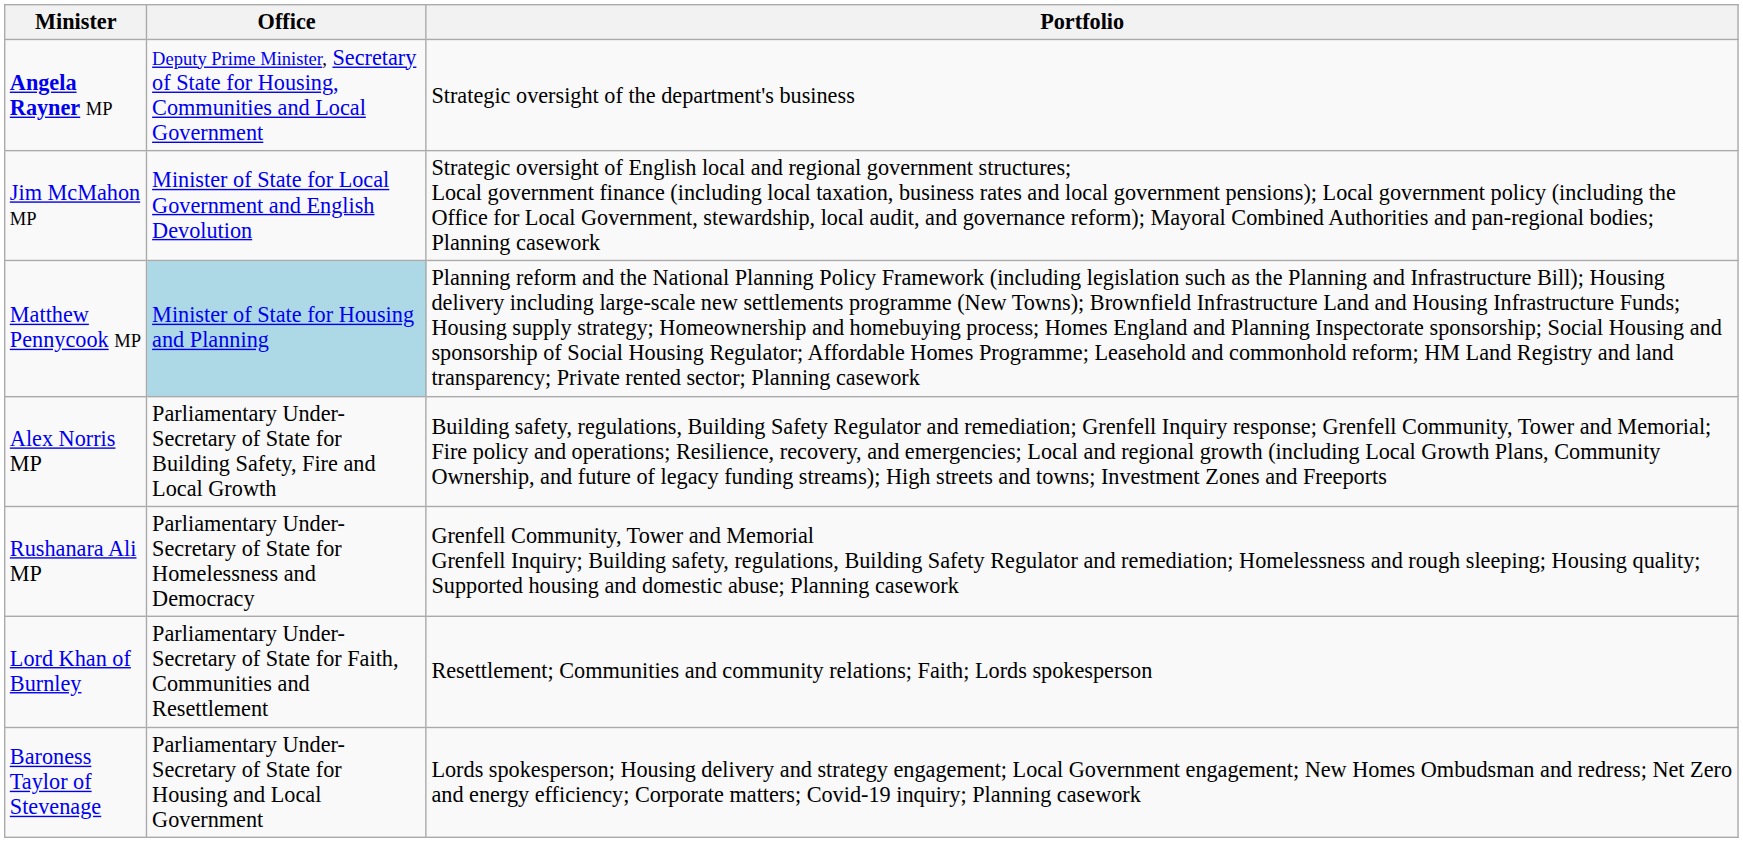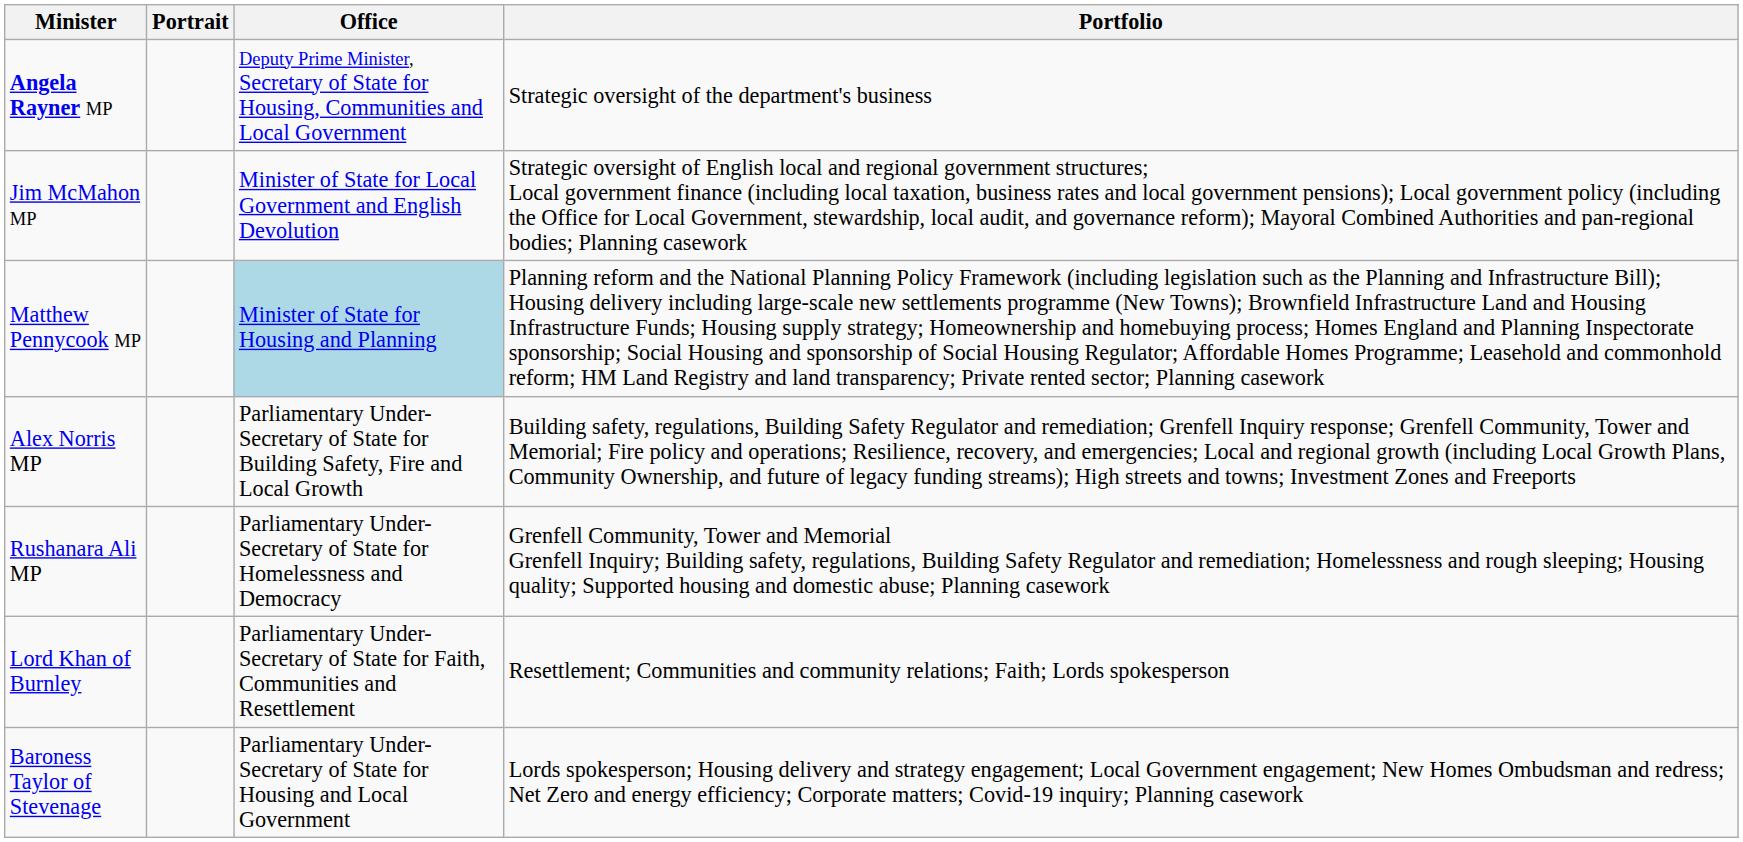+ column: (190, 22)
